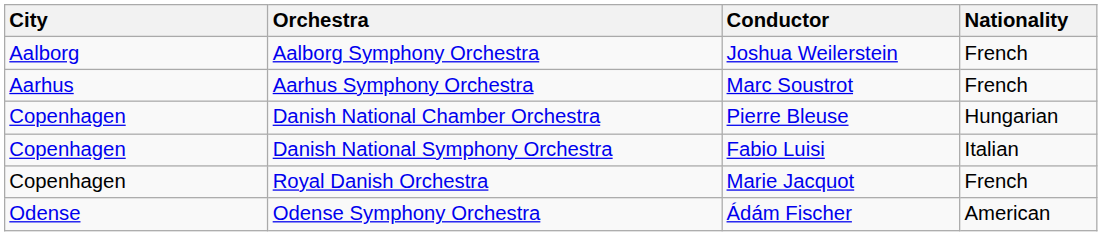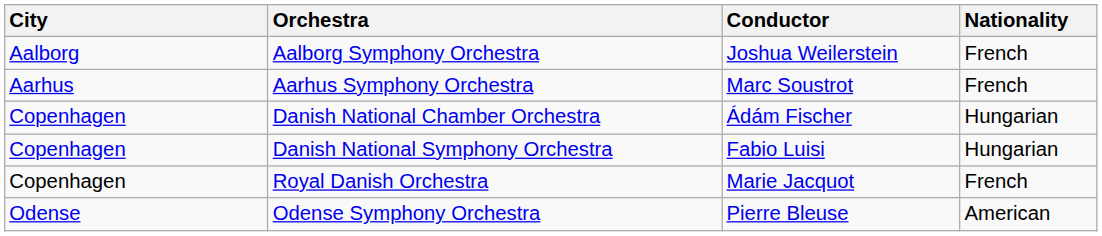(788, 117) Pierre Bleuse -> (789, 117) Ádám Fischer
(992, 149) Italian -> (1011, 149) Hungarian
(789, 213) Ádám Fischer -> (788, 213) Pierre Bleuse
